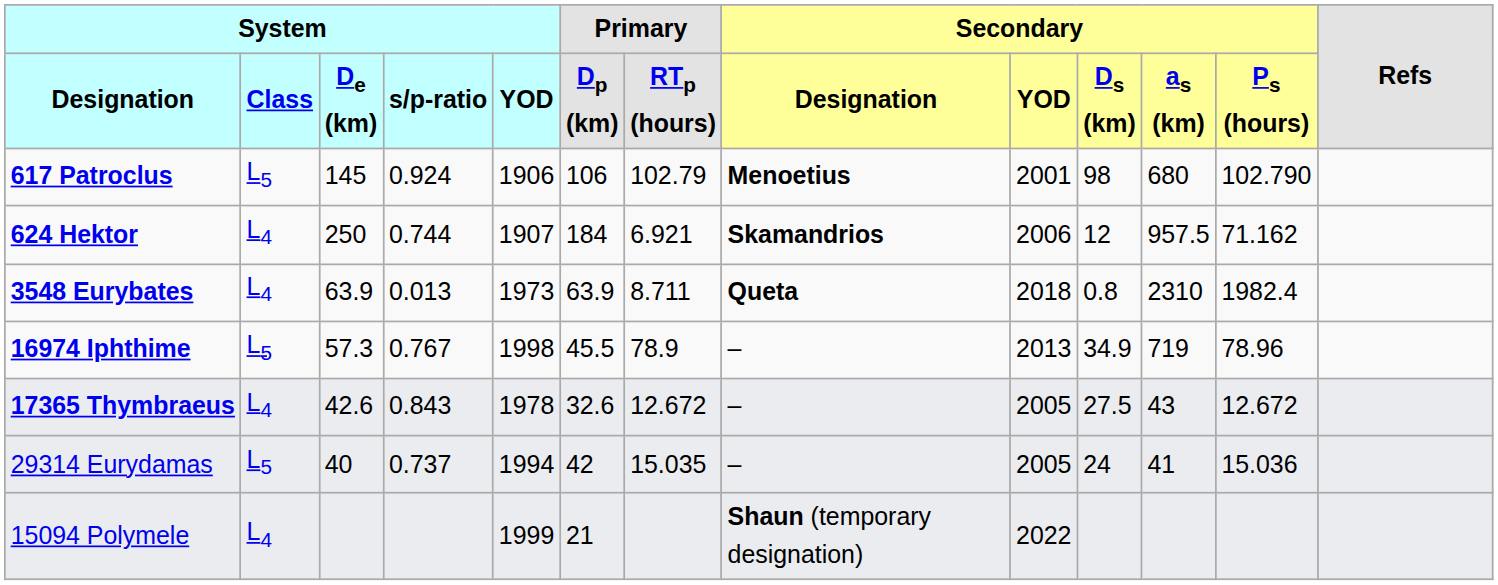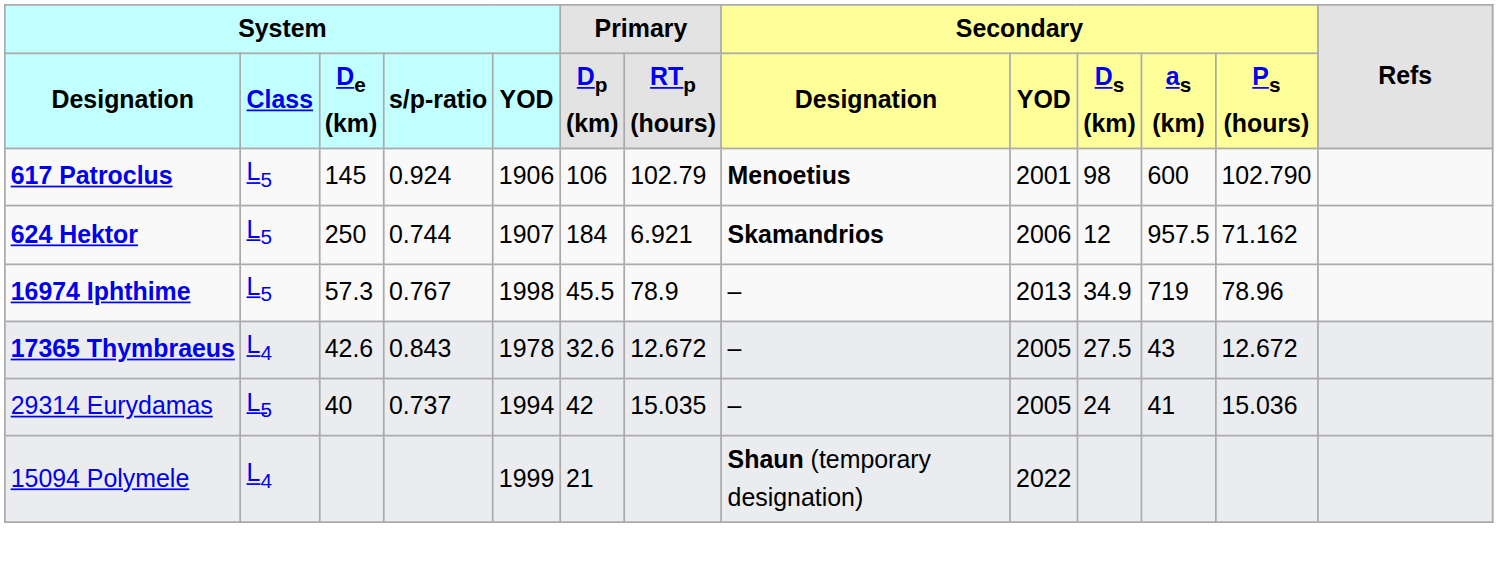(1168, 176) 680 -> (1168, 176) 600
(259, 233) L4 -> (259, 233) L5
- row: (102, 291)
